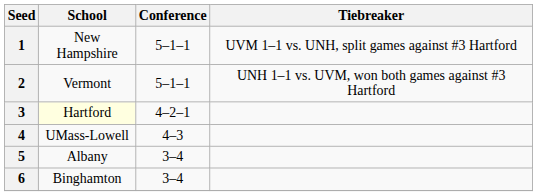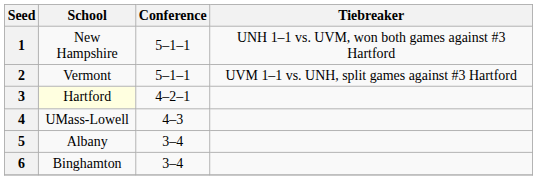(371, 45) UVM 1–1 vs. UNH, split games against #3 Hartford -> (371, 45) UNH 1–1 vs. UVM, won both games against #3 Hartford
(371, 83) UNH 1–1 vs. UVM, won both games against #3 Hartford -> (371, 75) UVM 1–1 vs. UNH, split games against #3 Hartford
